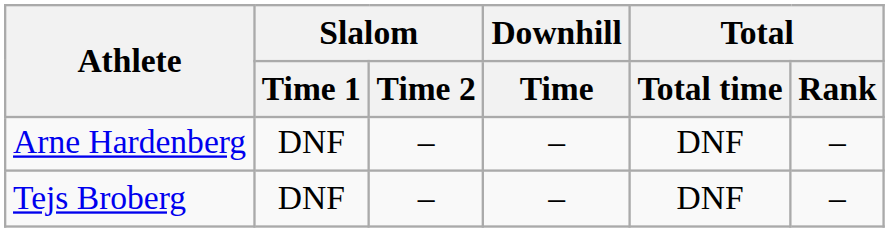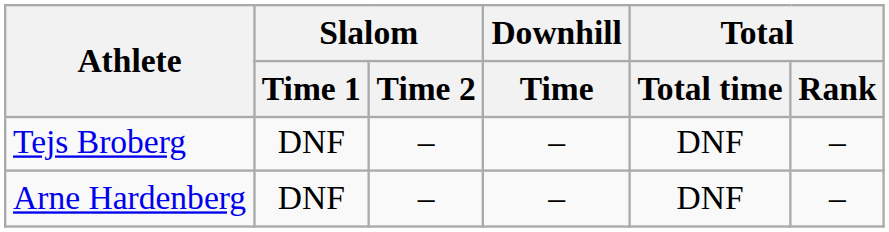rows swapped: (100, 198) <-> (130, 143)
